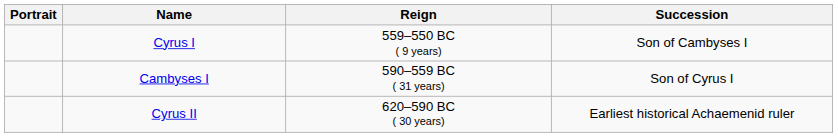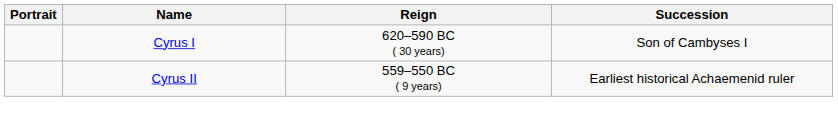(419, 43) 559–550 BC ( 9 years) -> (419, 43) 620–590 BC ( 30 years)
- row: (174, 78)
(419, 114) 620–590 BC ( 30 years) -> (419, 78) 559–550 BC ( 9 years)
